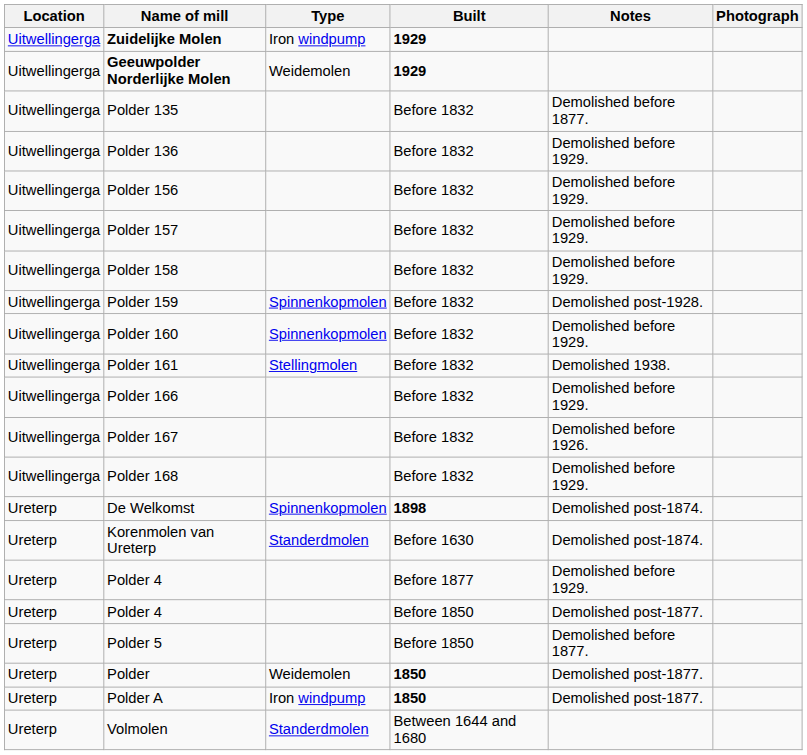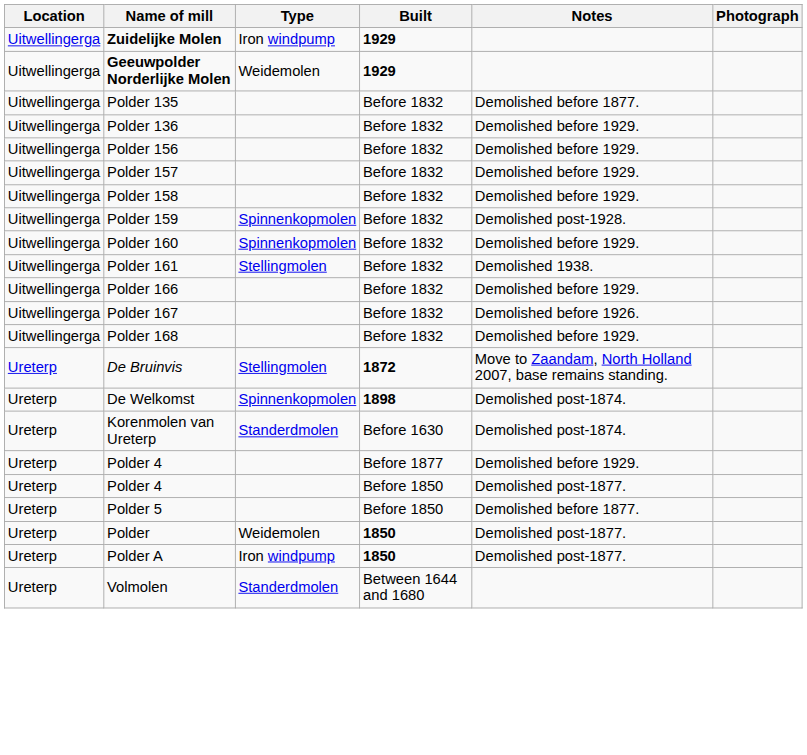+ row: (145, 367)
